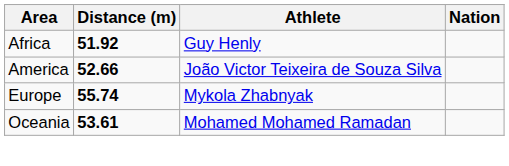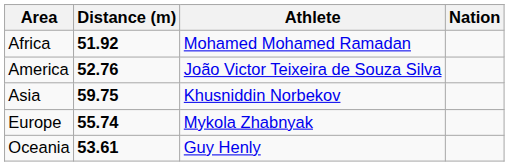(222, 43) Guy Henly -> (297, 43) Mohamed Mohamed Ramadan
(98, 69) 52.66 -> (98, 69) 52.76
+ row: (24, 95)
(297, 122) Mohamed Mohamed Ramadan -> (222, 148) Guy Henly
